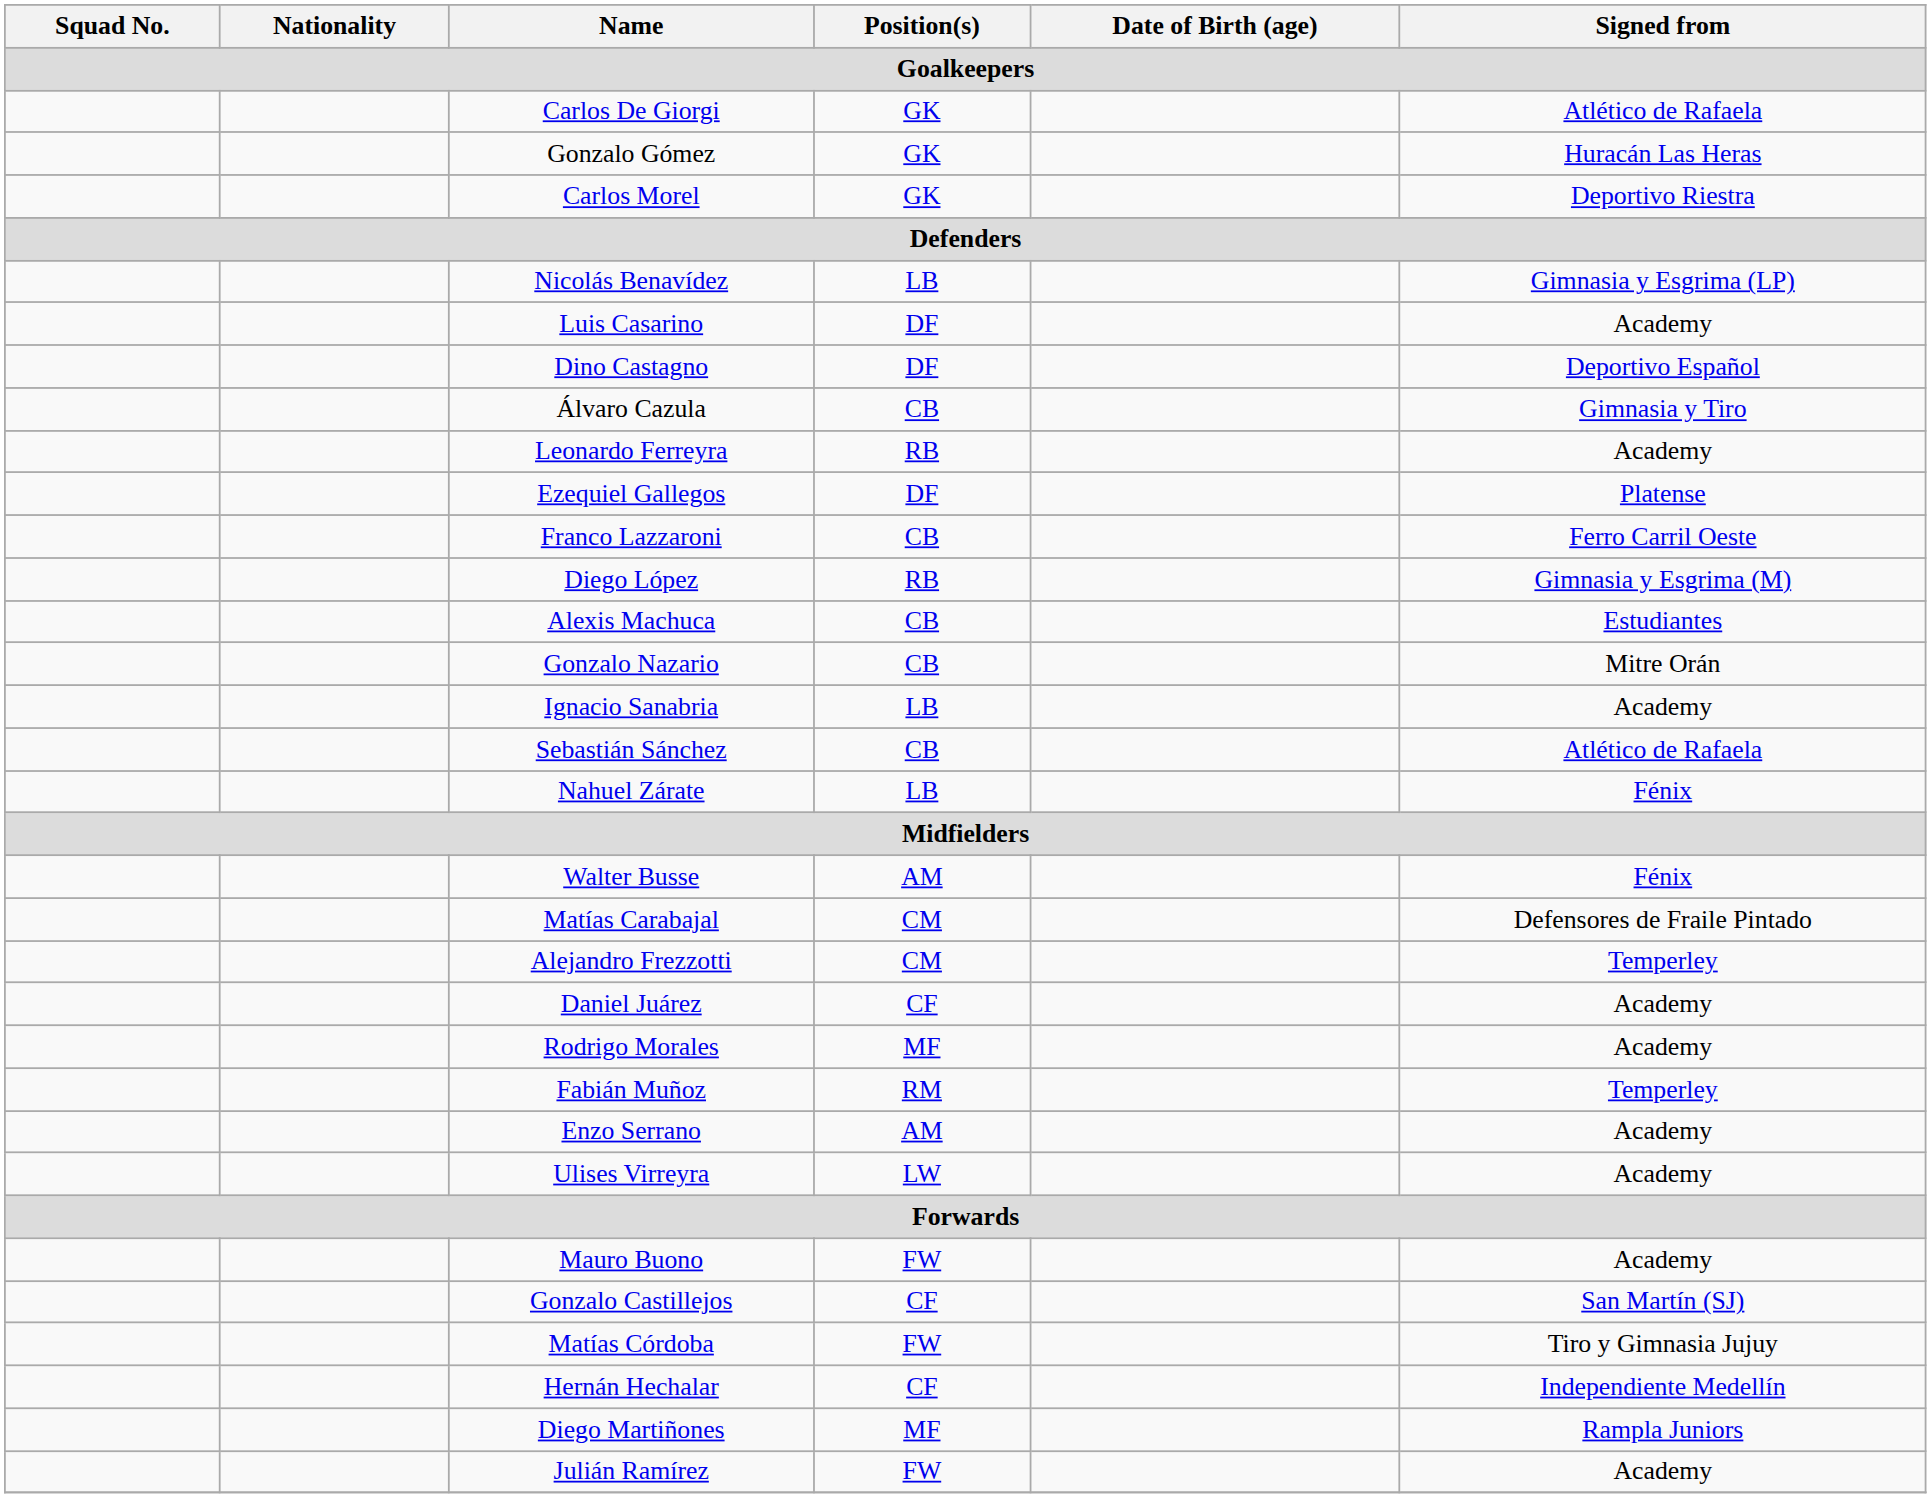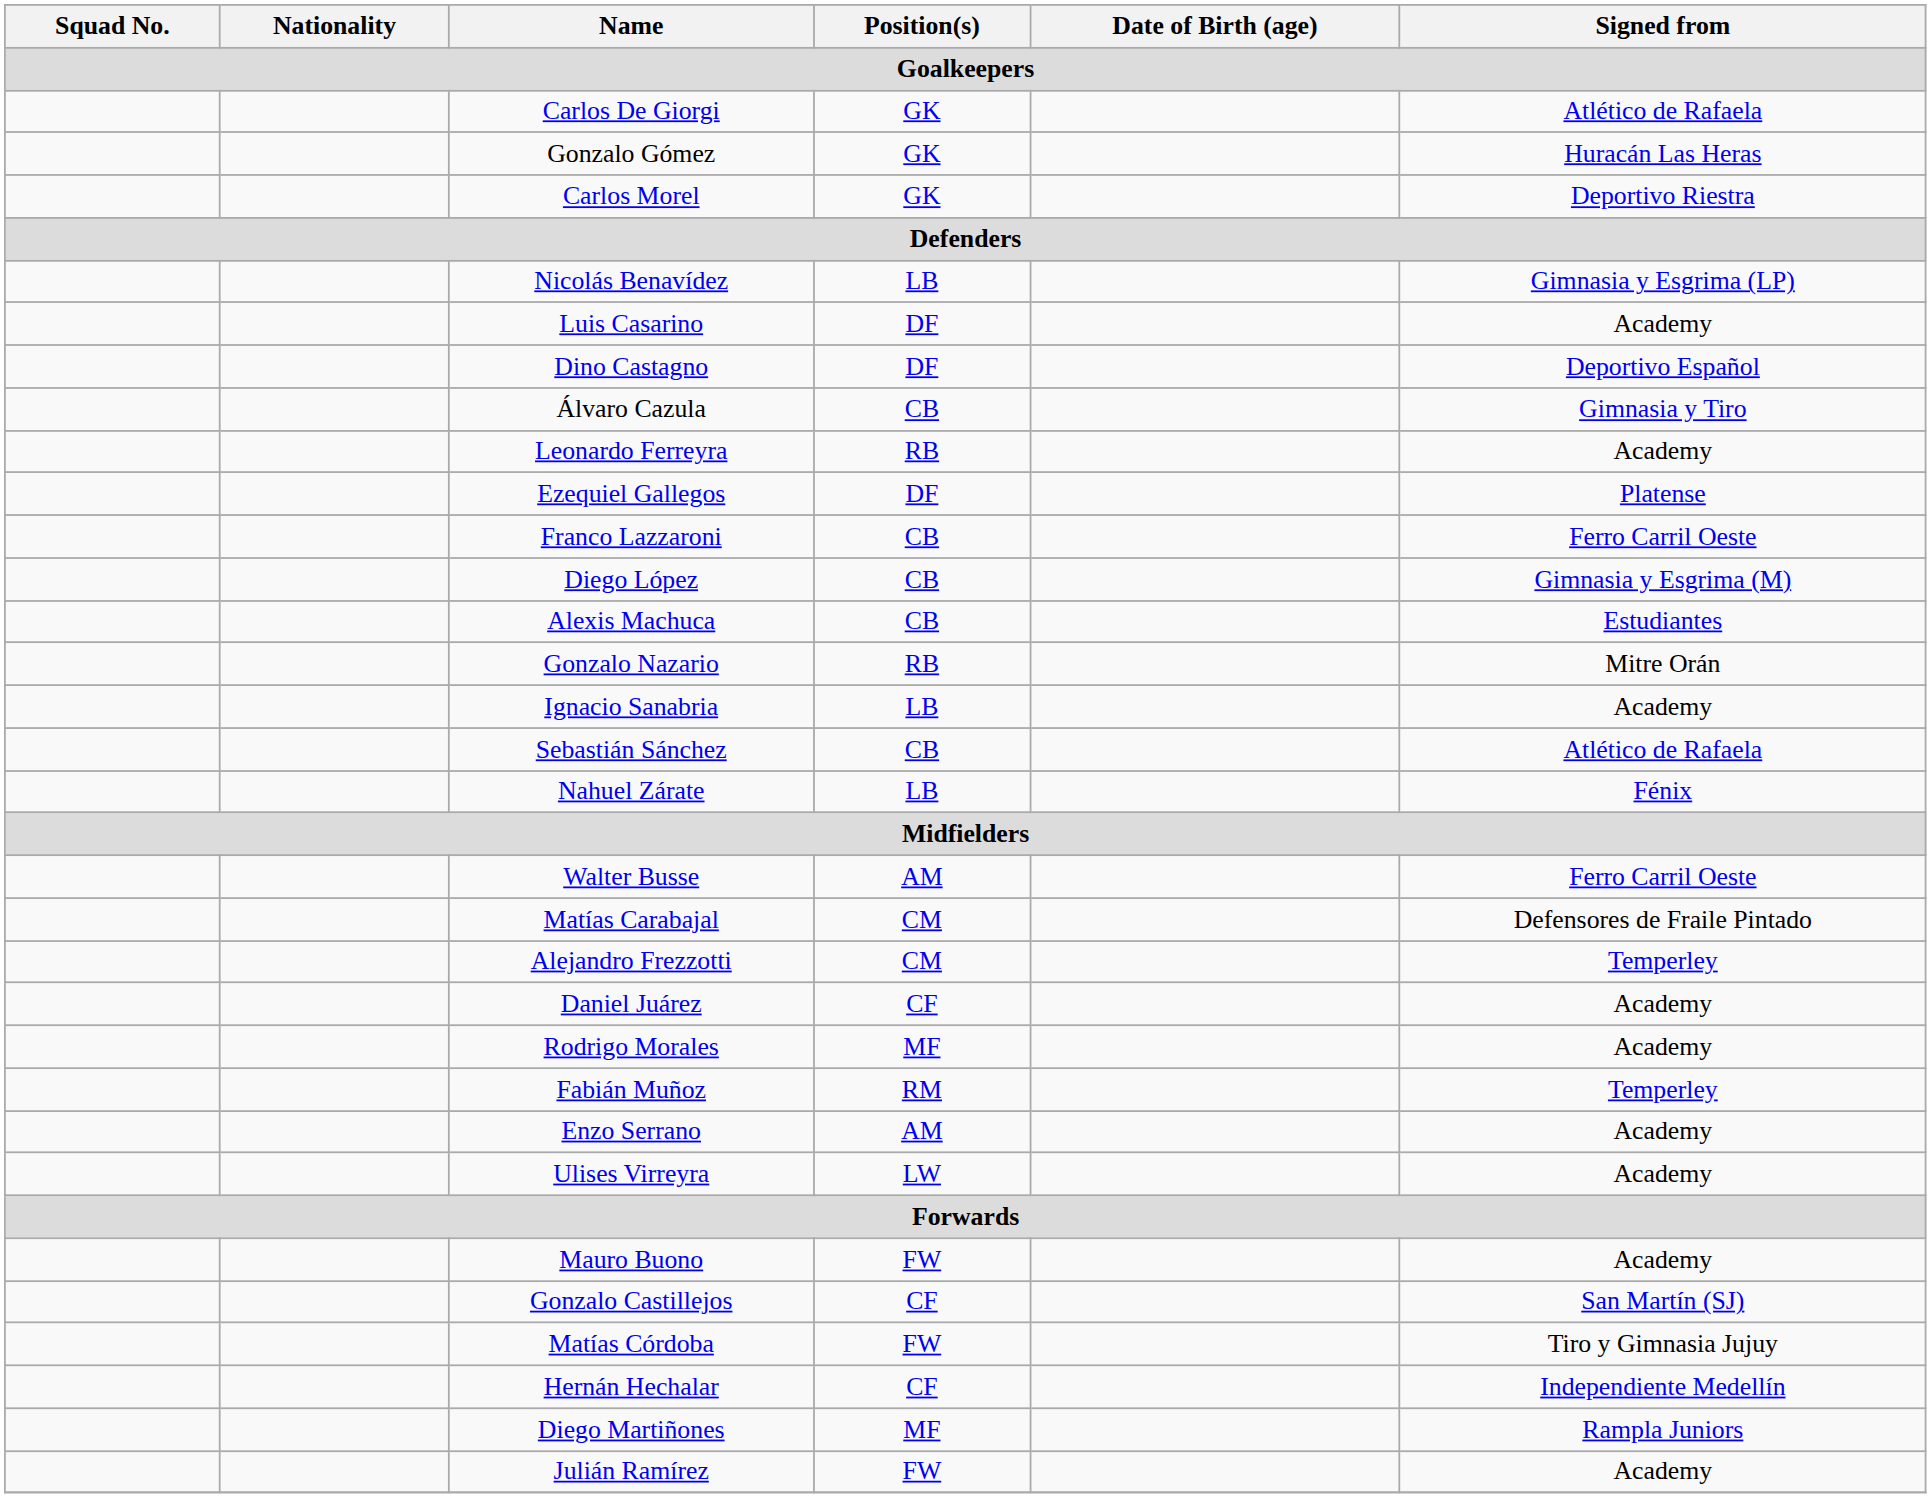(922, 578) RB -> (922, 578) CB
(922, 663) CB -> (922, 663) RB
(1663, 876) Fénix -> (1663, 876) Ferro Carril Oeste
